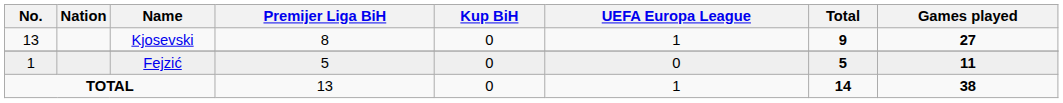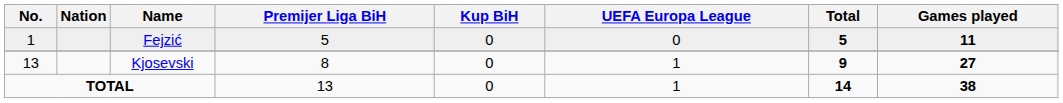rows swapped: (163, 40) <-> (163, 63)
